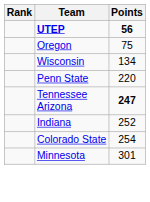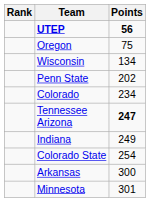(127, 78) 220 -> (127, 78) 202
+ row: (58, 95)
(127, 123) 252 -> (127, 139) 249
+ row: (59, 172)
